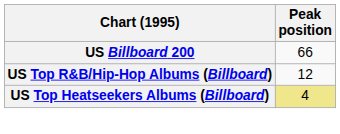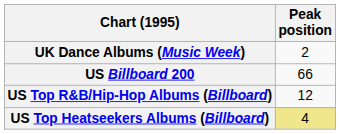+ row: (140, 52)
